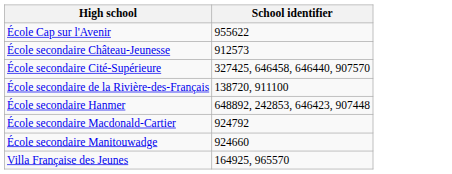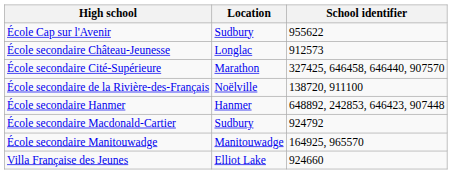+ column: (249, 14)
(232, 142) 924660 -> (326, 142) 164925, 965570
(252, 160) 164925, 965570 -> (306, 160) 924660
